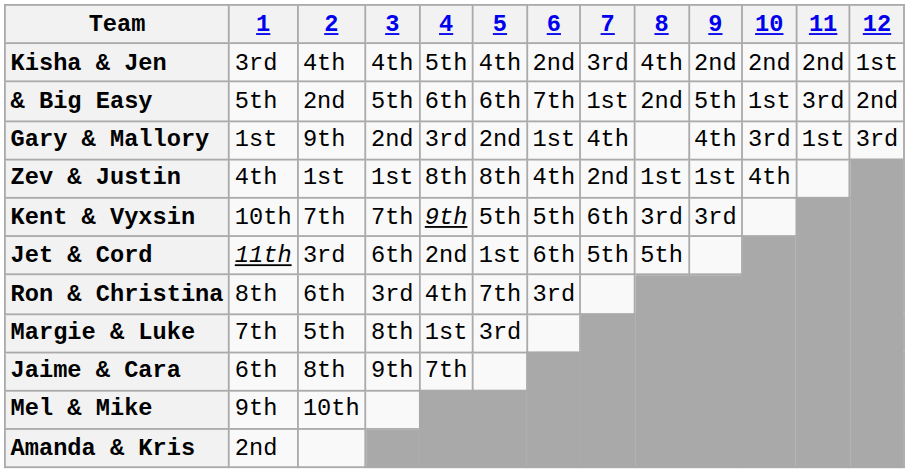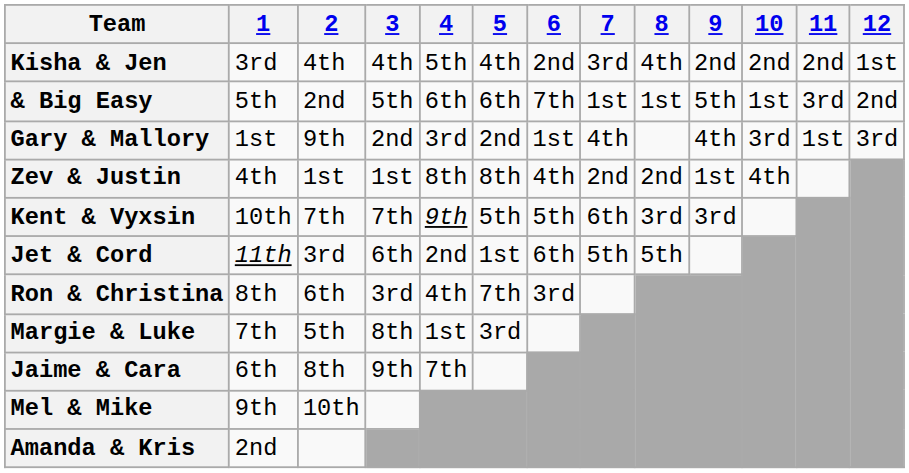(662, 101) 2nd -> (662, 101) 1st
(662, 178) 1st -> (662, 178) 2nd
